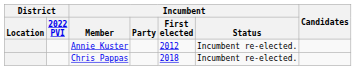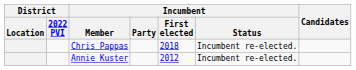rows swapped: (100, 59) <-> (100, 46)
